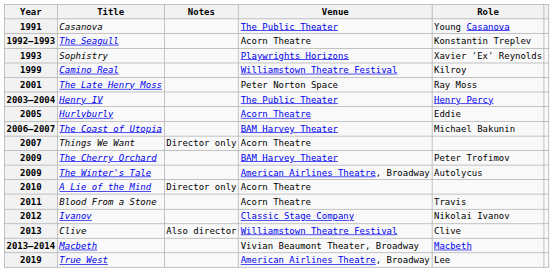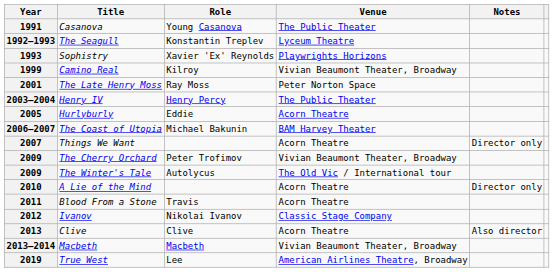columns swapped: (488, 12) <-> (201, 12)
(276, 41) Acorn Theatre -> (316, 41) Lyceum Theatre
(319, 70) Williamstown Theatre Festival -> (368, 70) Vivian Beaumont Theater, Broadway
(289, 158) BAM Harvey Theater -> (368, 158) Vivian Beaumont Theater, Broadway
(335, 172) American Airlines Theatre, Broadway -> (365, 172) The Old Vic / International tour
(319, 231) Williamstown Theatre Festival -> (314, 231) Acorn Theatre
